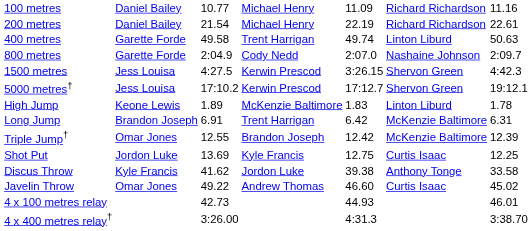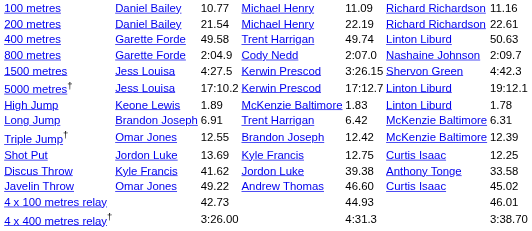(425, 88) Shervon Green -> (419, 88) Linton Liburd
